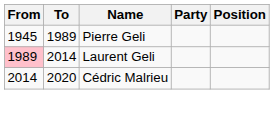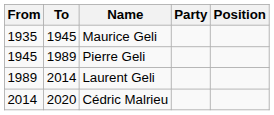+ row: (120, 36)
(22, 57) pink background -> (22, 78) no background
